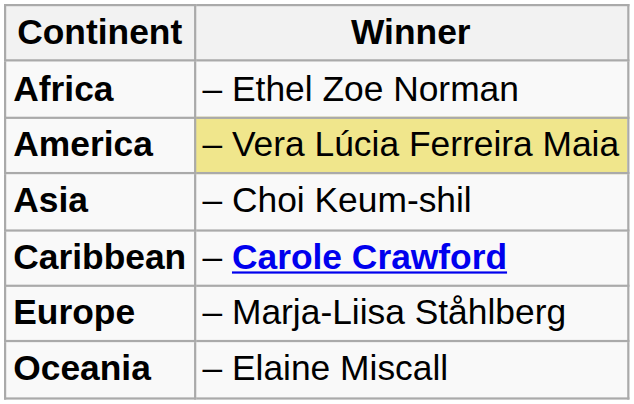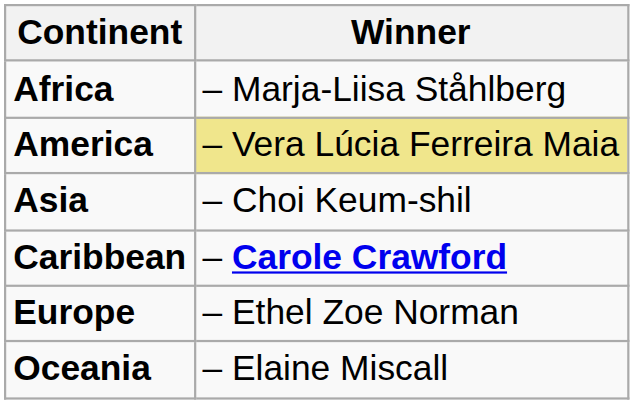(361, 88) – Ethel Zoe Norman -> (384, 88) – Marja-Liisa Ståhlberg
(384, 312) – Marja-Liisa Ståhlberg -> (361, 312) – Ethel Zoe Norman
